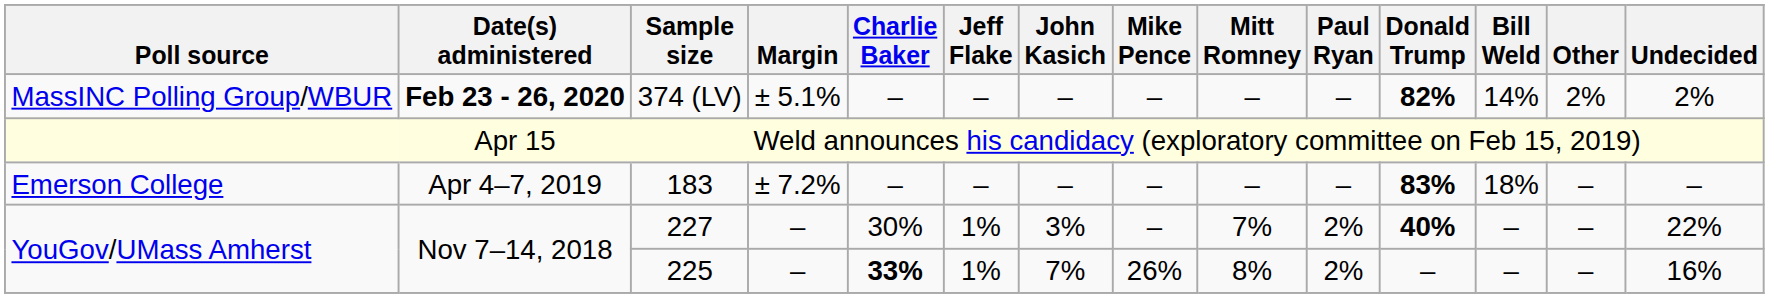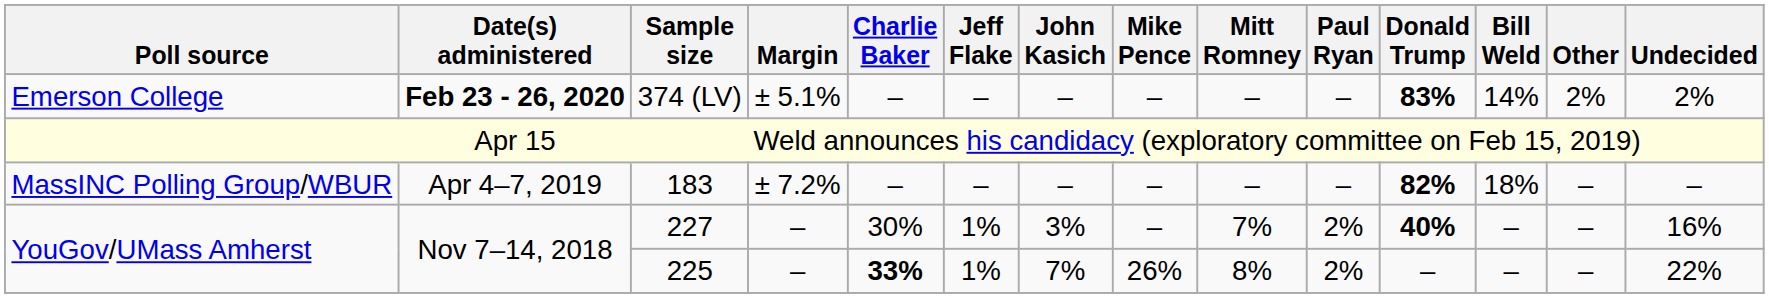(202, 97) MassINC Polling Group/WBUR -> (117, 97) Emerson College
(1428, 97) 82% -> (1428, 97) 83%
(117, 184) Emerson College -> (202, 184) MassINC Polling Group/WBUR
(1428, 184) 83% -> (1428, 184) 82%
(1694, 228) 22% -> (1694, 228) 16%
(1694, 271) 16% -> (1694, 271) 22%
